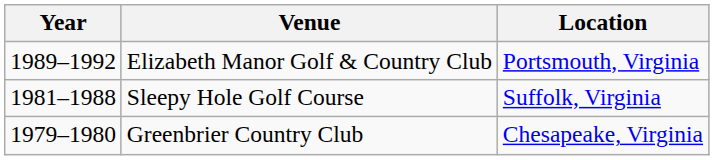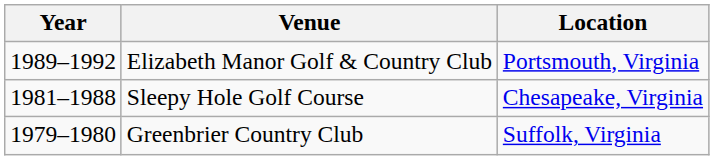(582, 97) Suffolk, Virginia -> (603, 97) Chesapeake, Virginia
(603, 135) Chesapeake, Virginia -> (582, 135) Suffolk, Virginia
